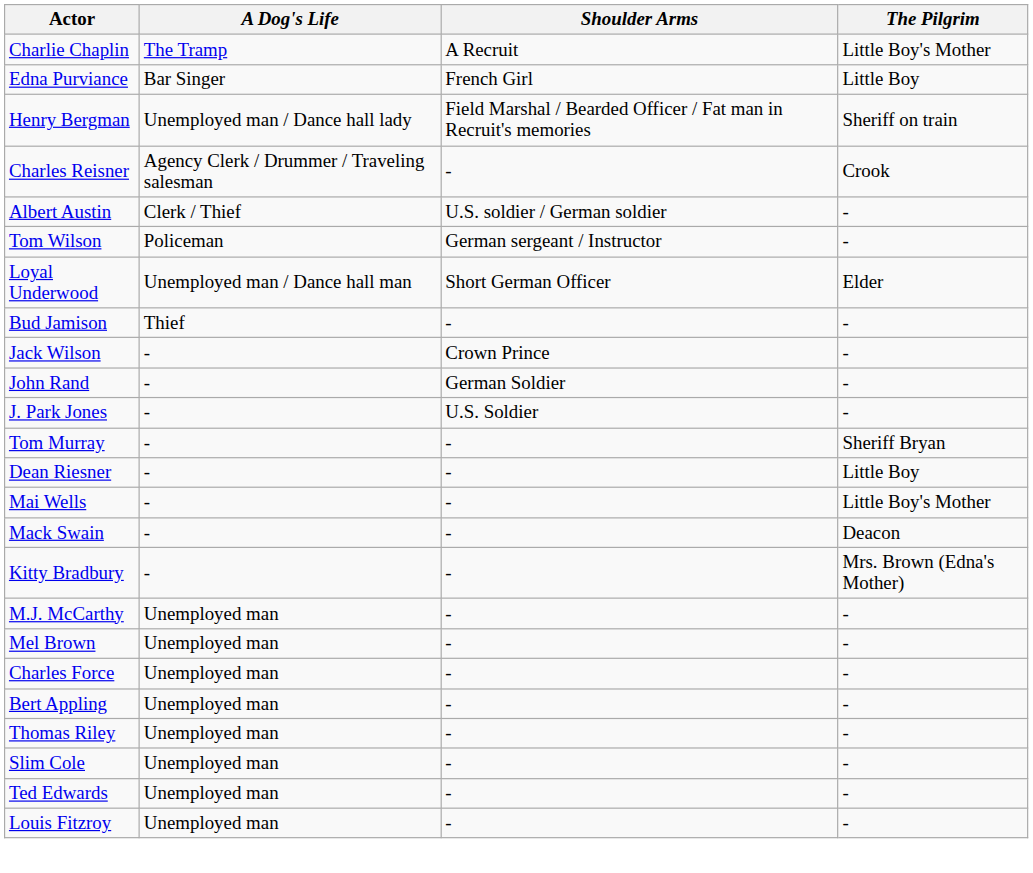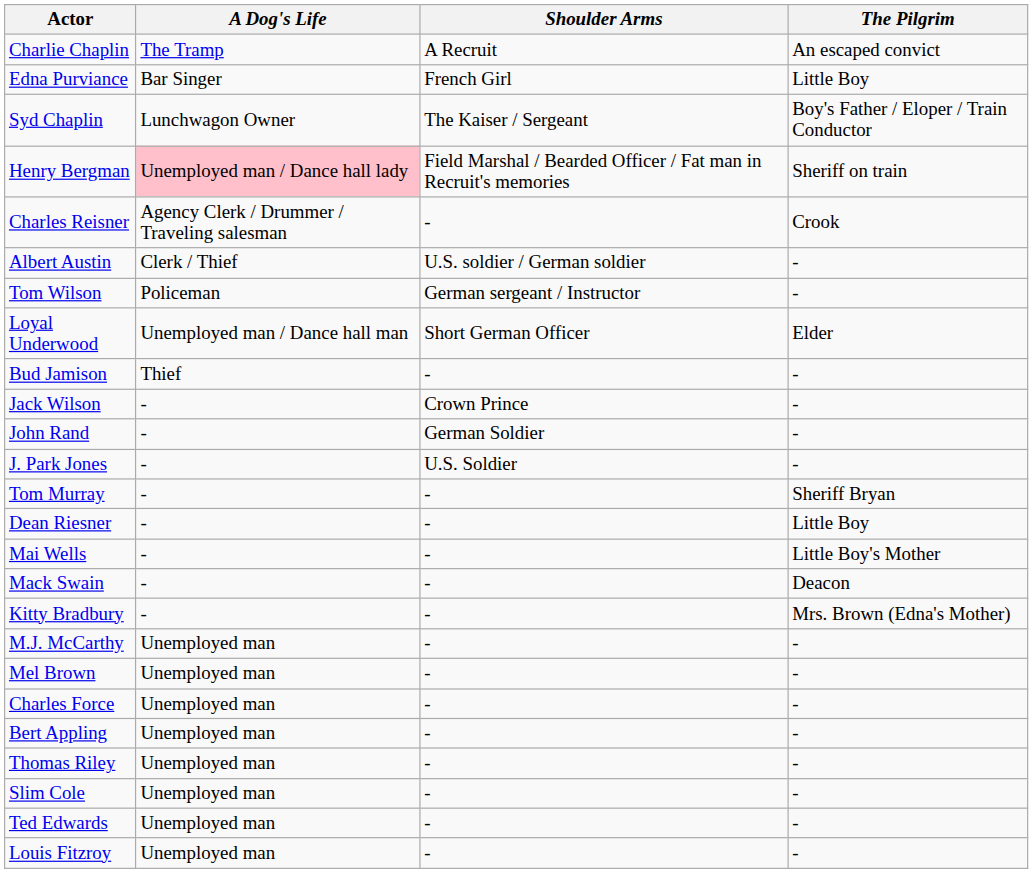(917, 49) Little Boy's Mother -> (866, 49) An escaped convict
+ row: (56, 119)
(278, 119) no background -> (274, 171) pink background
